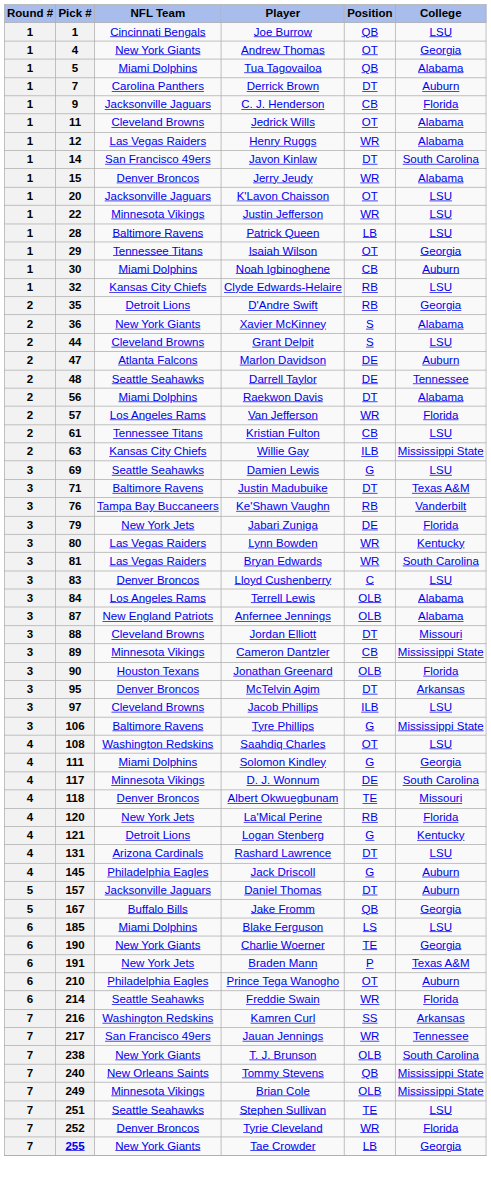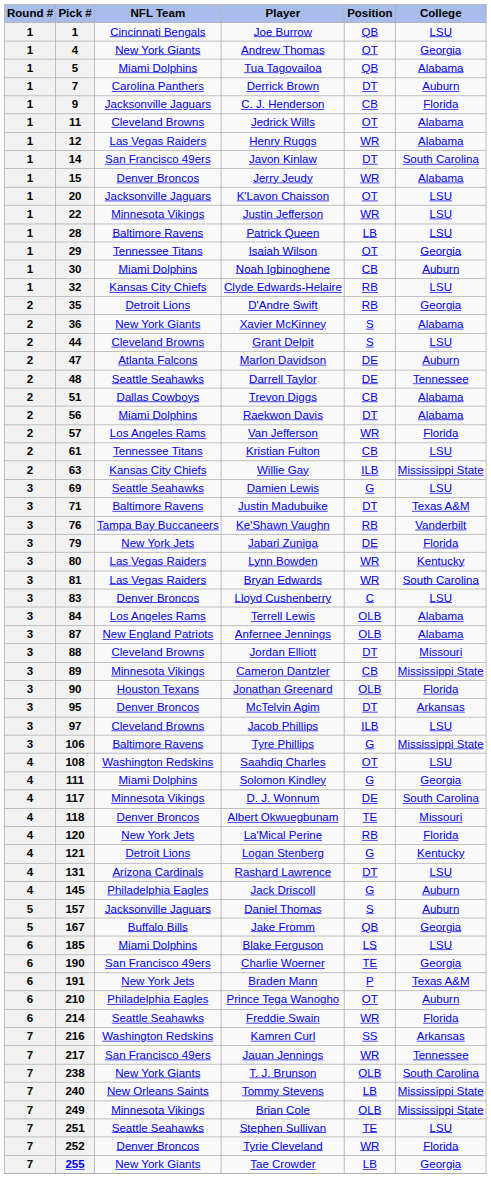+ row: (283, 397)
(370, 890) DT -> (370, 908) S
(158, 945) New York Giants -> (158, 963) San Francisco 49ers
(370, 1073) QB -> (370, 1091) LB
